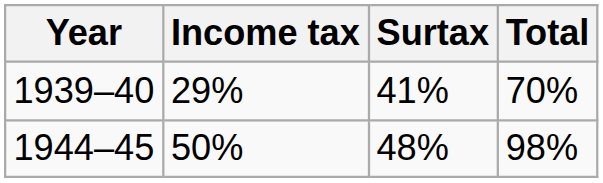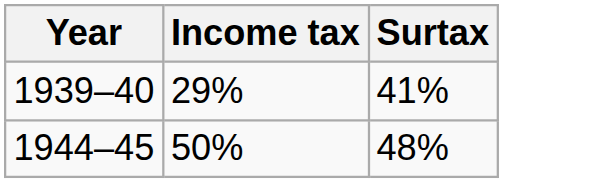- column: (548, 33)
